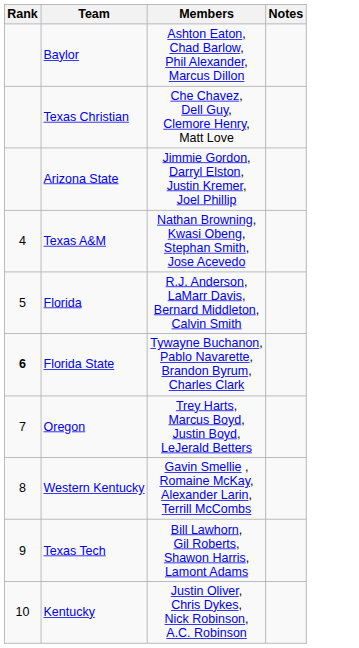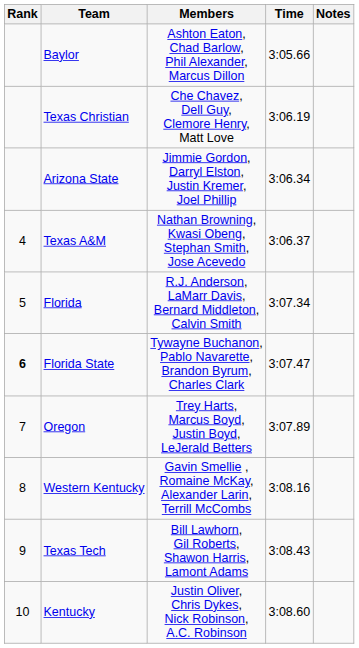+ column: (289, 14)
